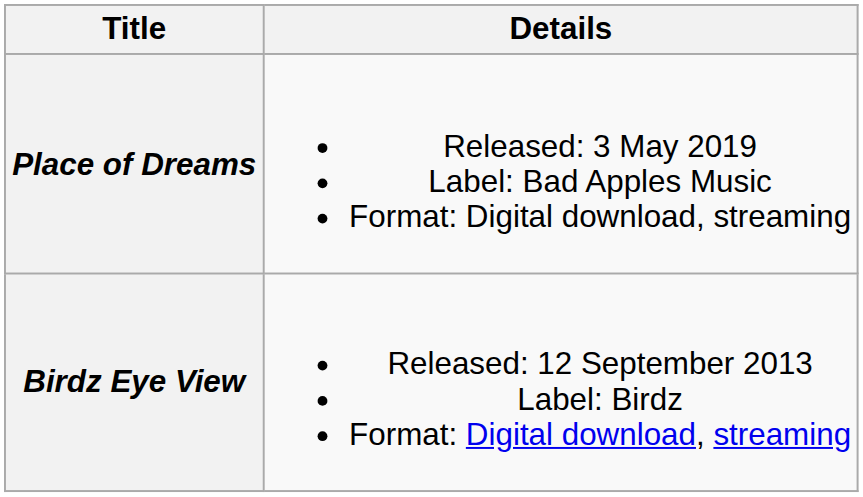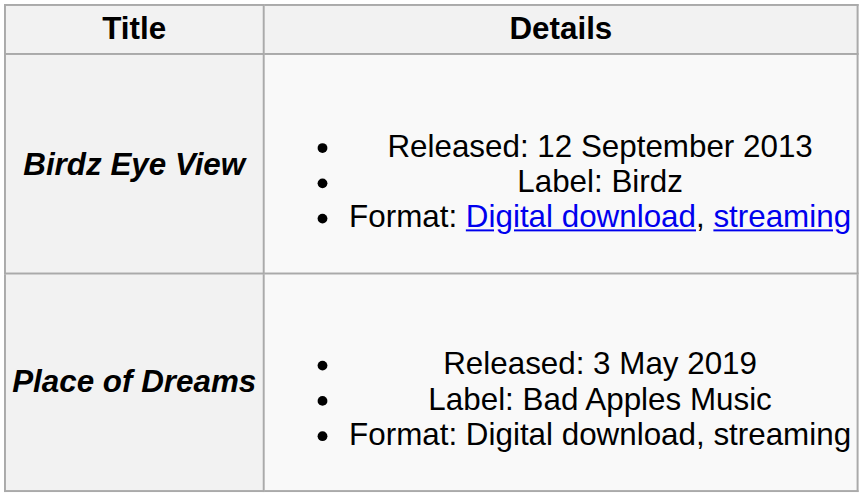rows swapped: (134, 381) <-> (134, 163)
